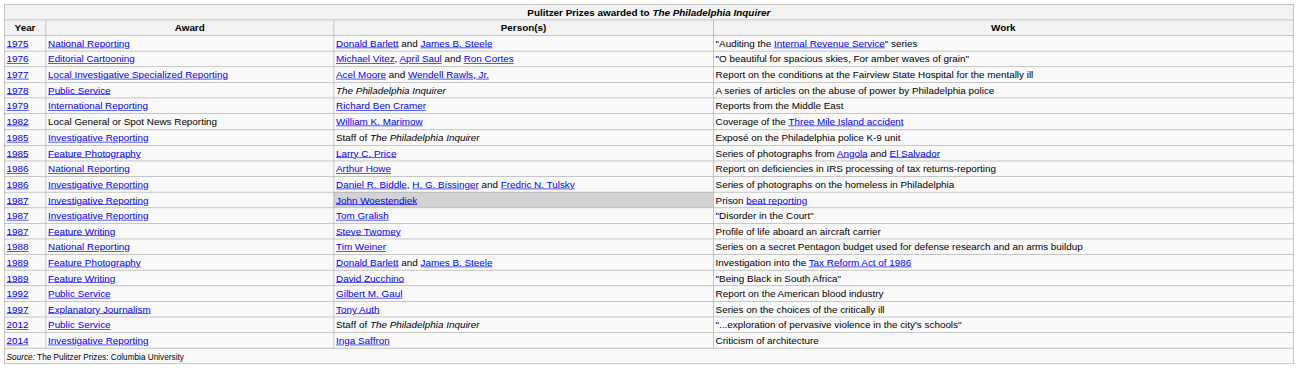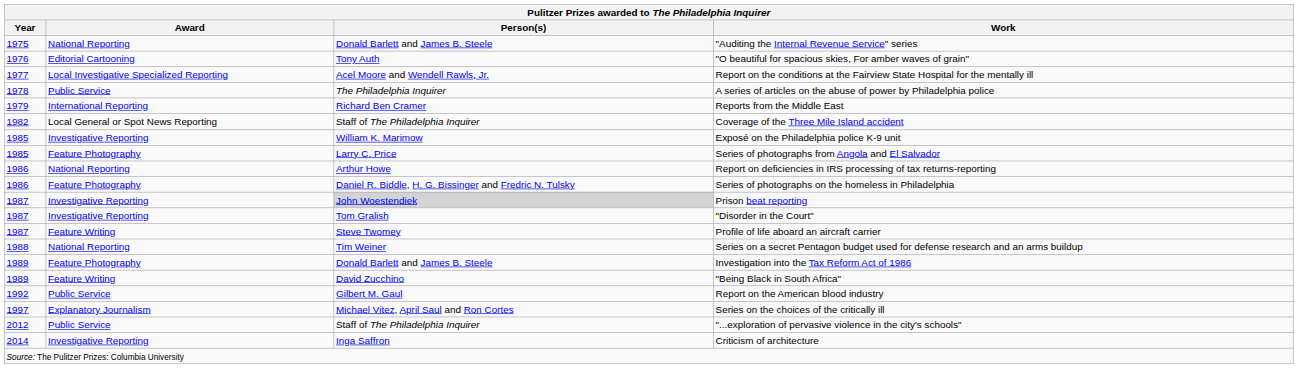(425, 59) Michael Vitez, April Saul and Ron Cortes -> (358, 59) Tony Auth
(379, 122) William K. Marimow -> (408, 122) Staff of The Philadelphia Inquirer
(408, 137) Staff of The Philadelphia Inquirer -> (379, 137) William K. Marimow
(98, 184) Investigative Reporting -> (94, 184) Feature Photography
(358, 309) Tony Auth -> (425, 309) Michael Vitez, April Saul and Ron Cortes
